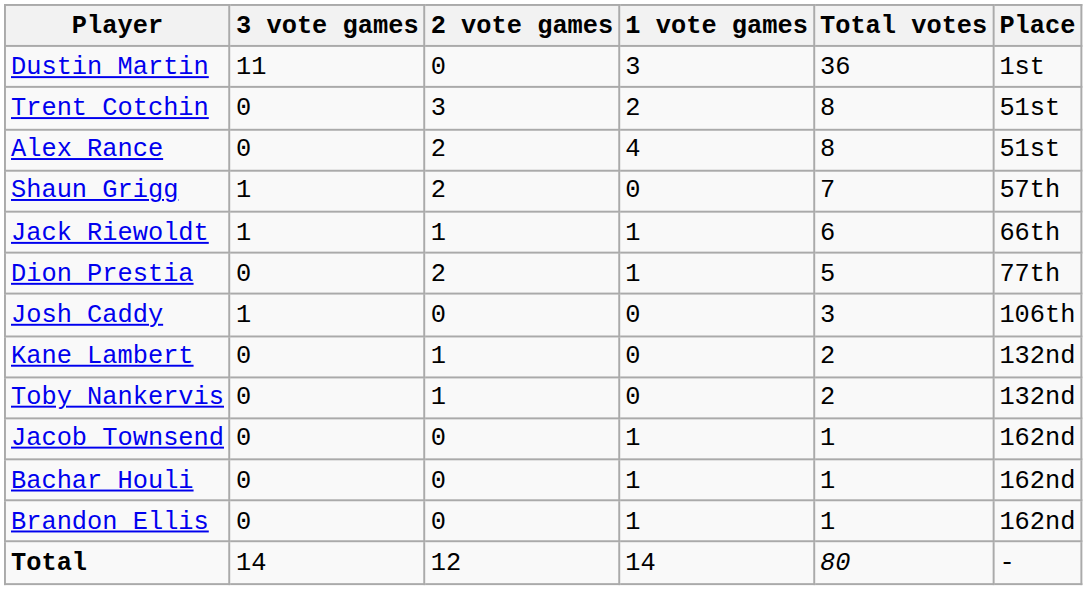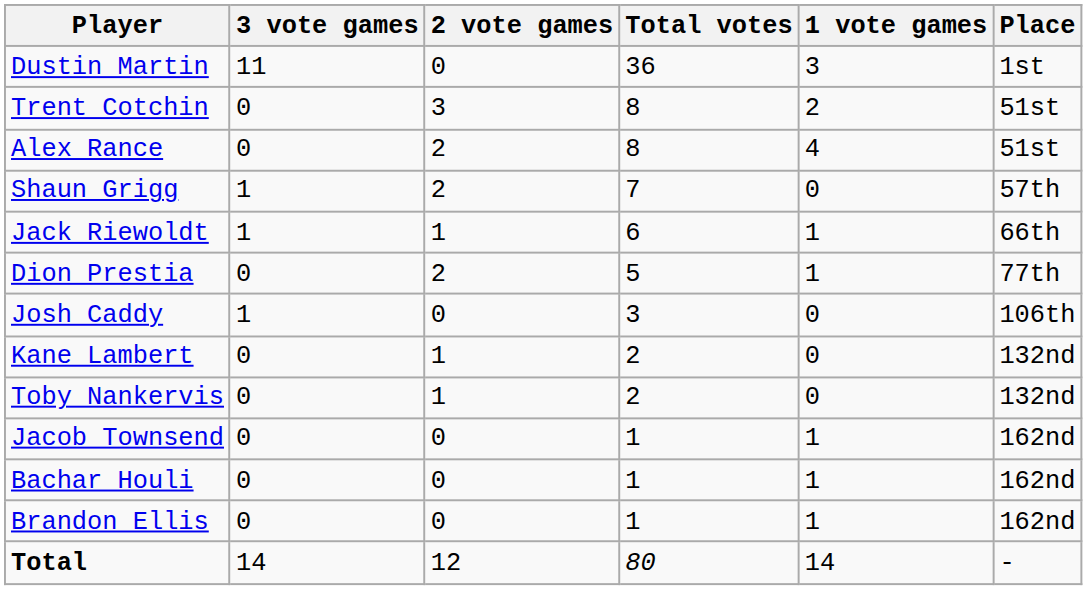columns swapped: (717, 26) <-> (904, 26)
